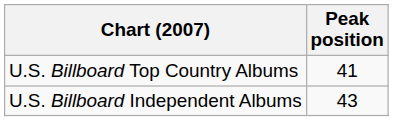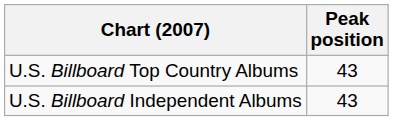(347, 70) 41 -> (347, 70) 43
